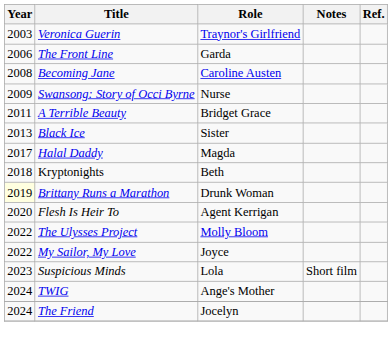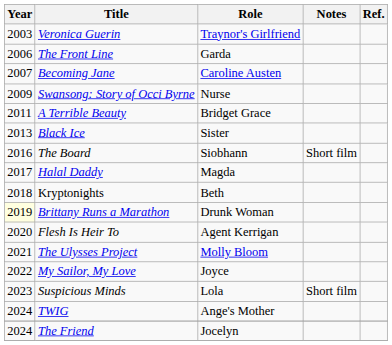(20, 73) 2008 -> (20, 73) 2007
+ row: (64, 152)
(20, 232) 2022 -> (20, 251) 2021
